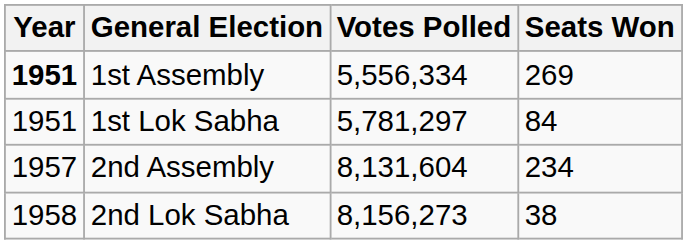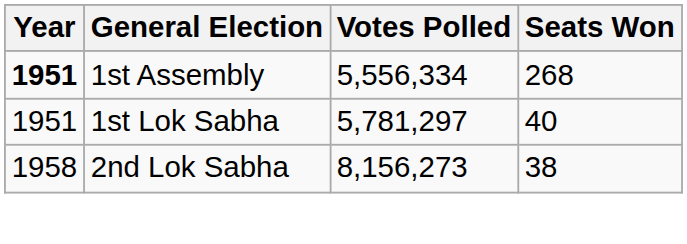(549, 74) 269 -> (549, 74) 268
(541, 121) 84 -> (541, 121) 40
- row: (182, 167)
